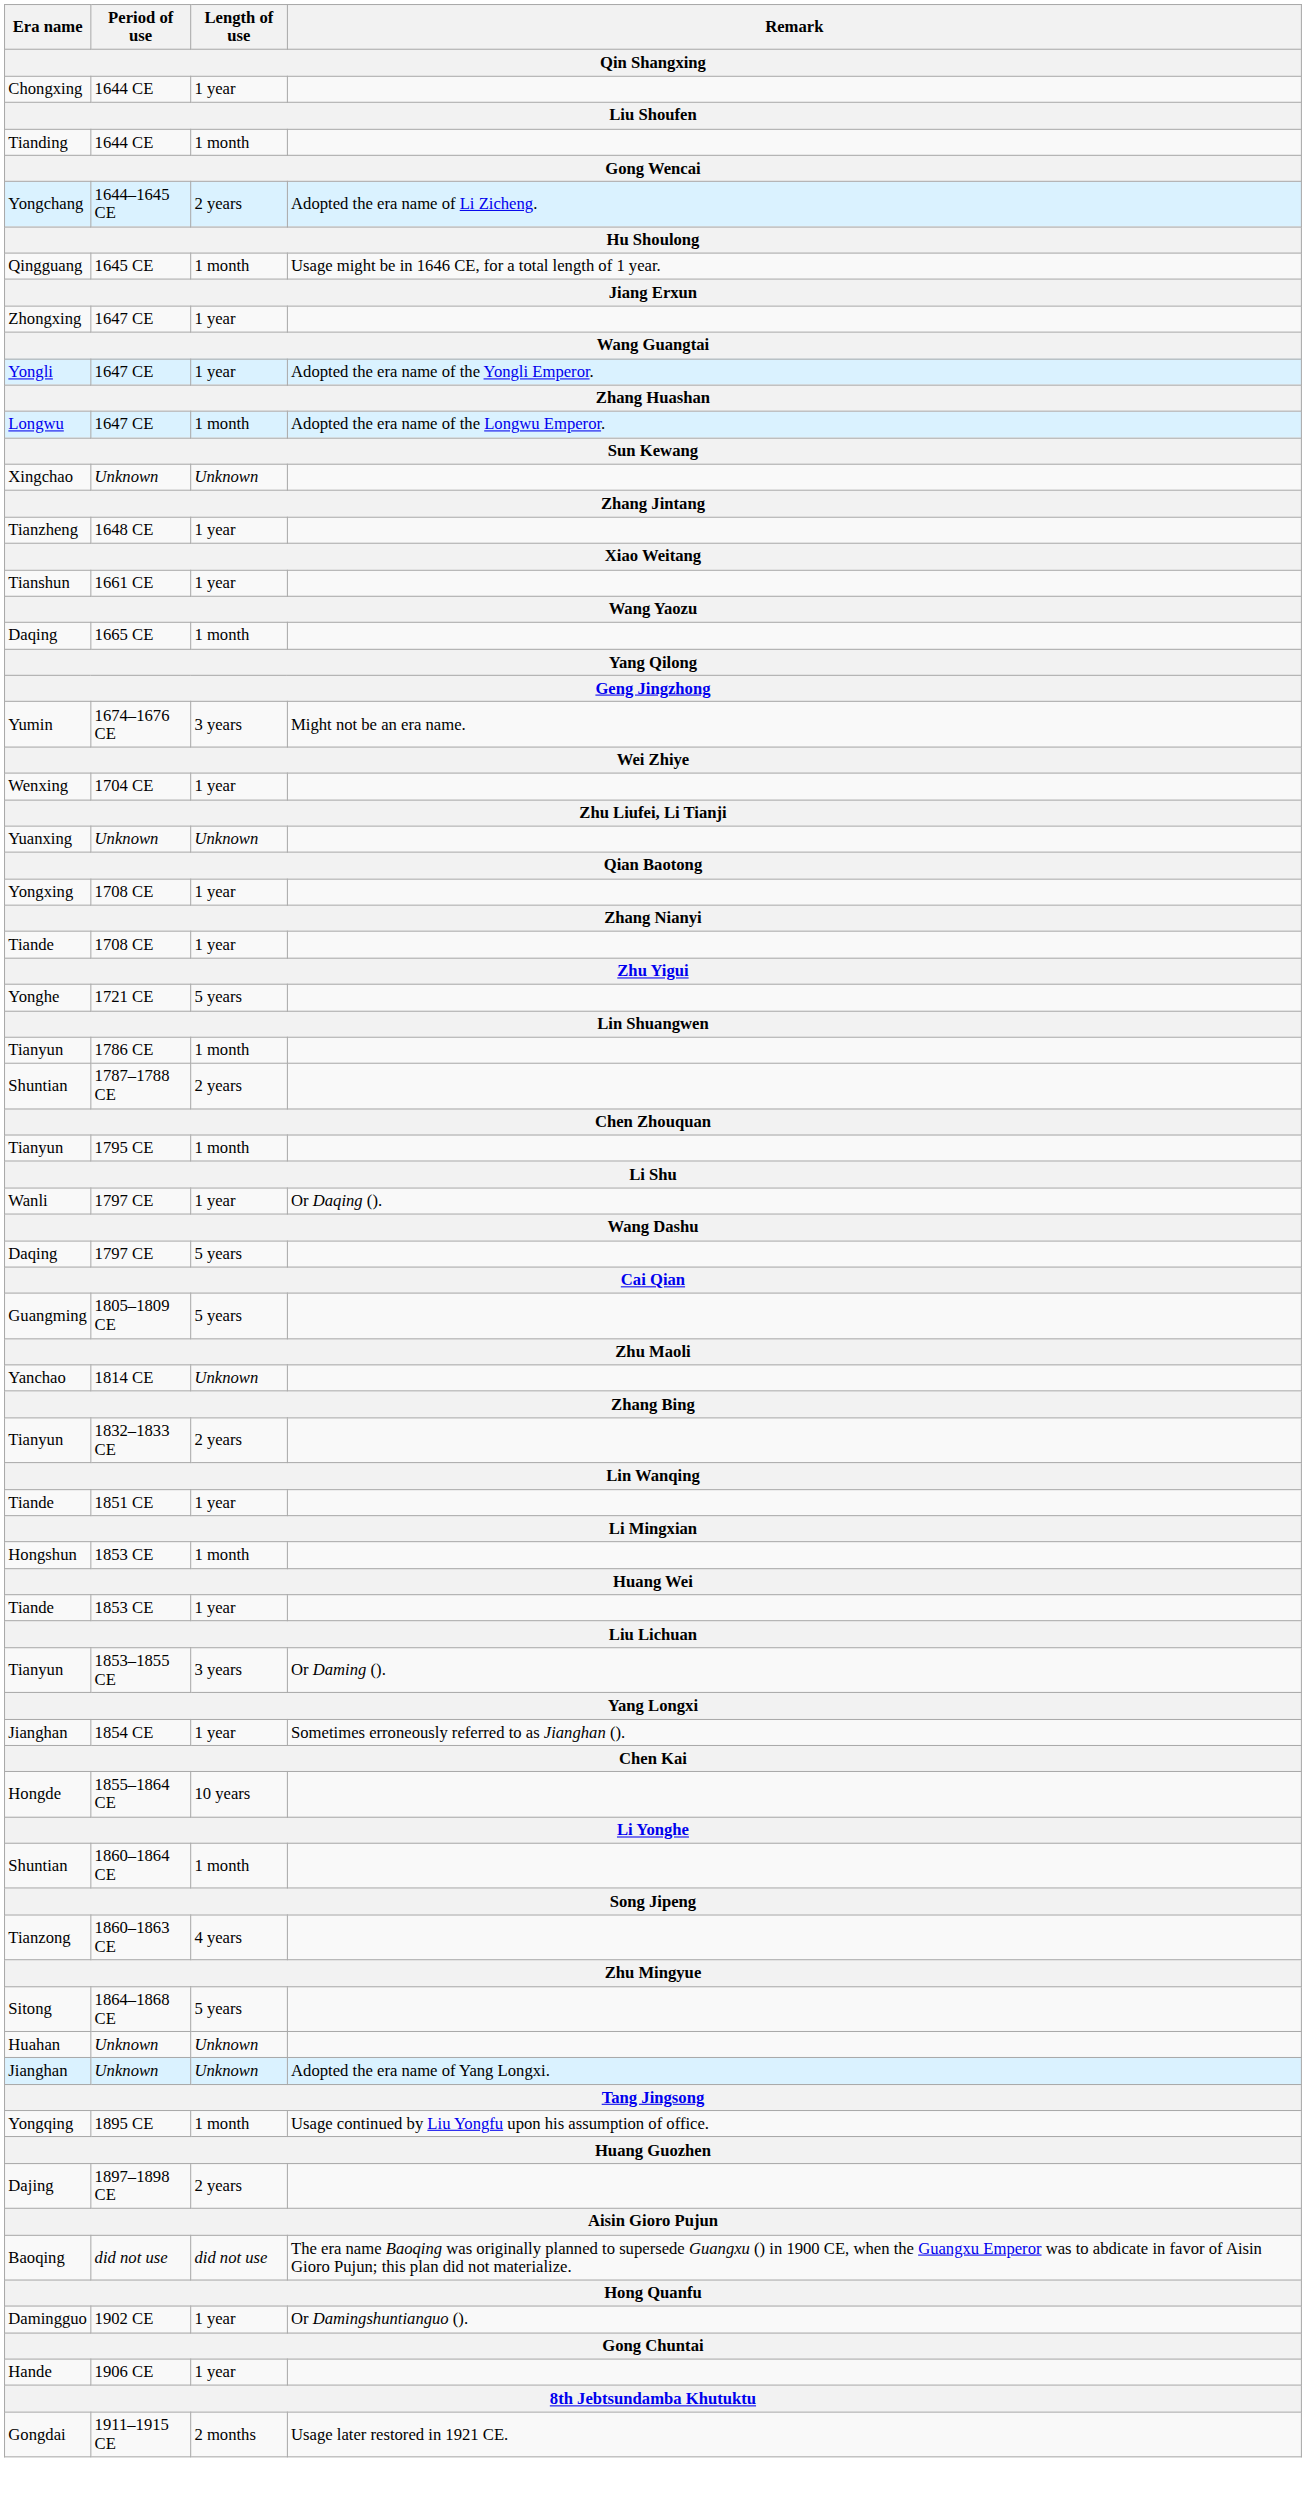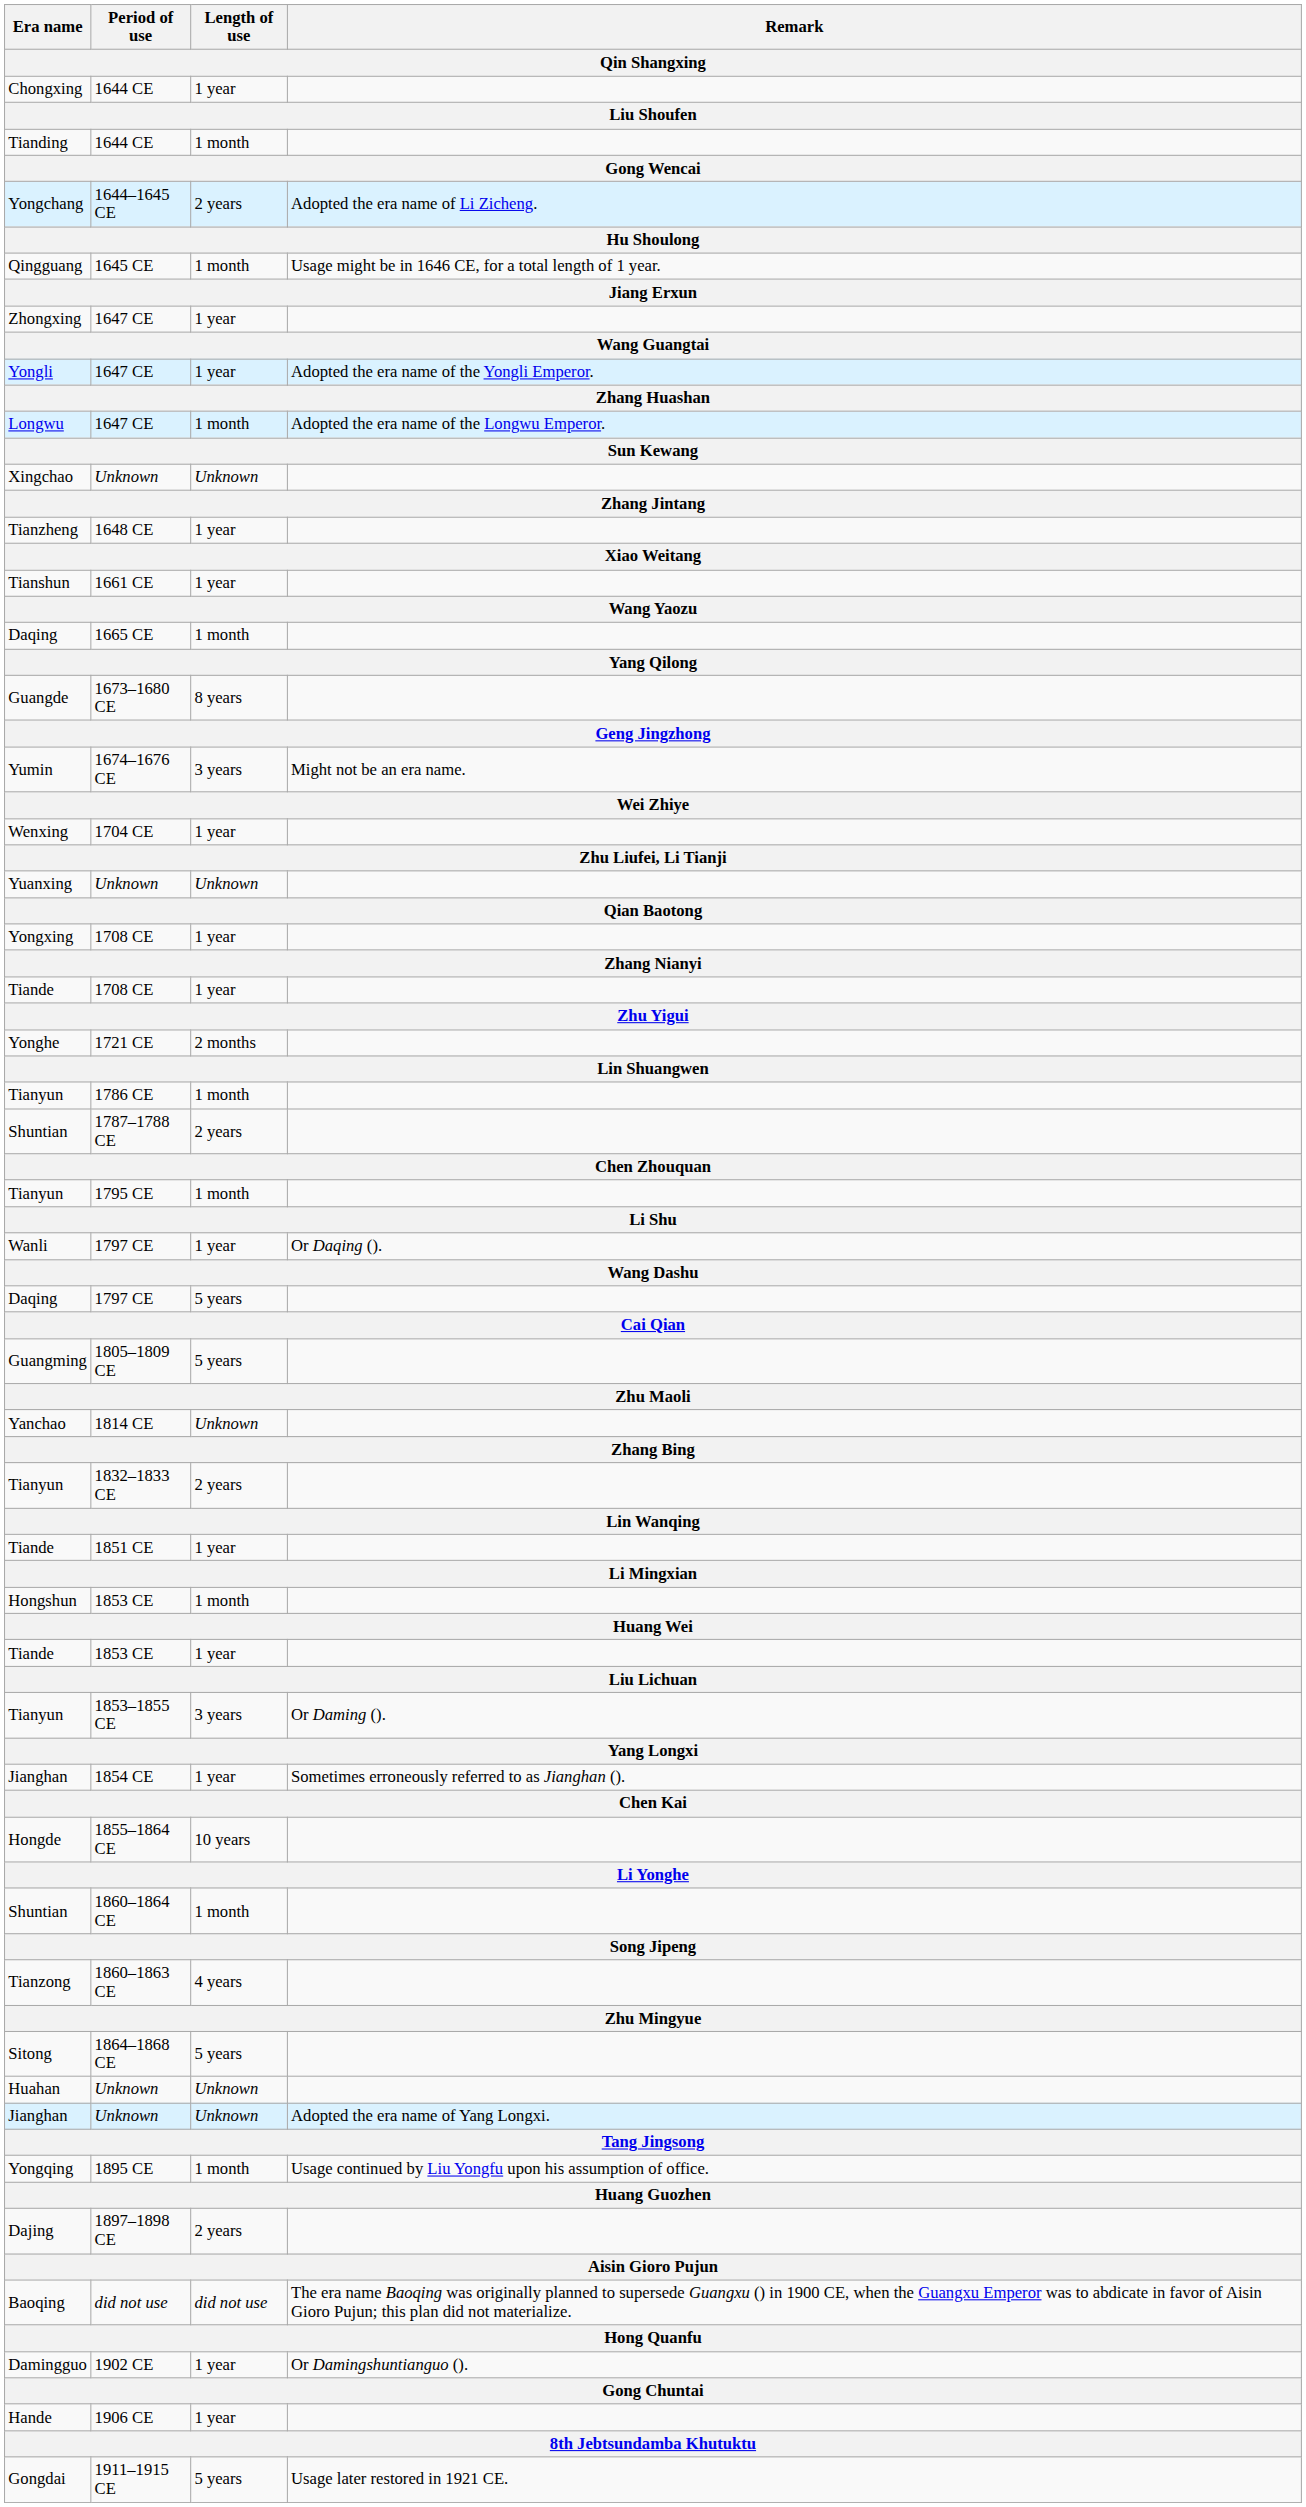+ row: (38, 697)
(218, 997) 5 years -> (225, 1042) 2 months
(225, 2434) 2 months -> (218, 2479) 5 years
